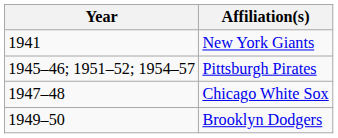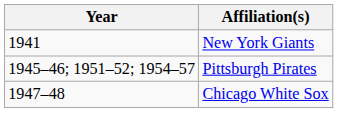- row: (262, 119)
